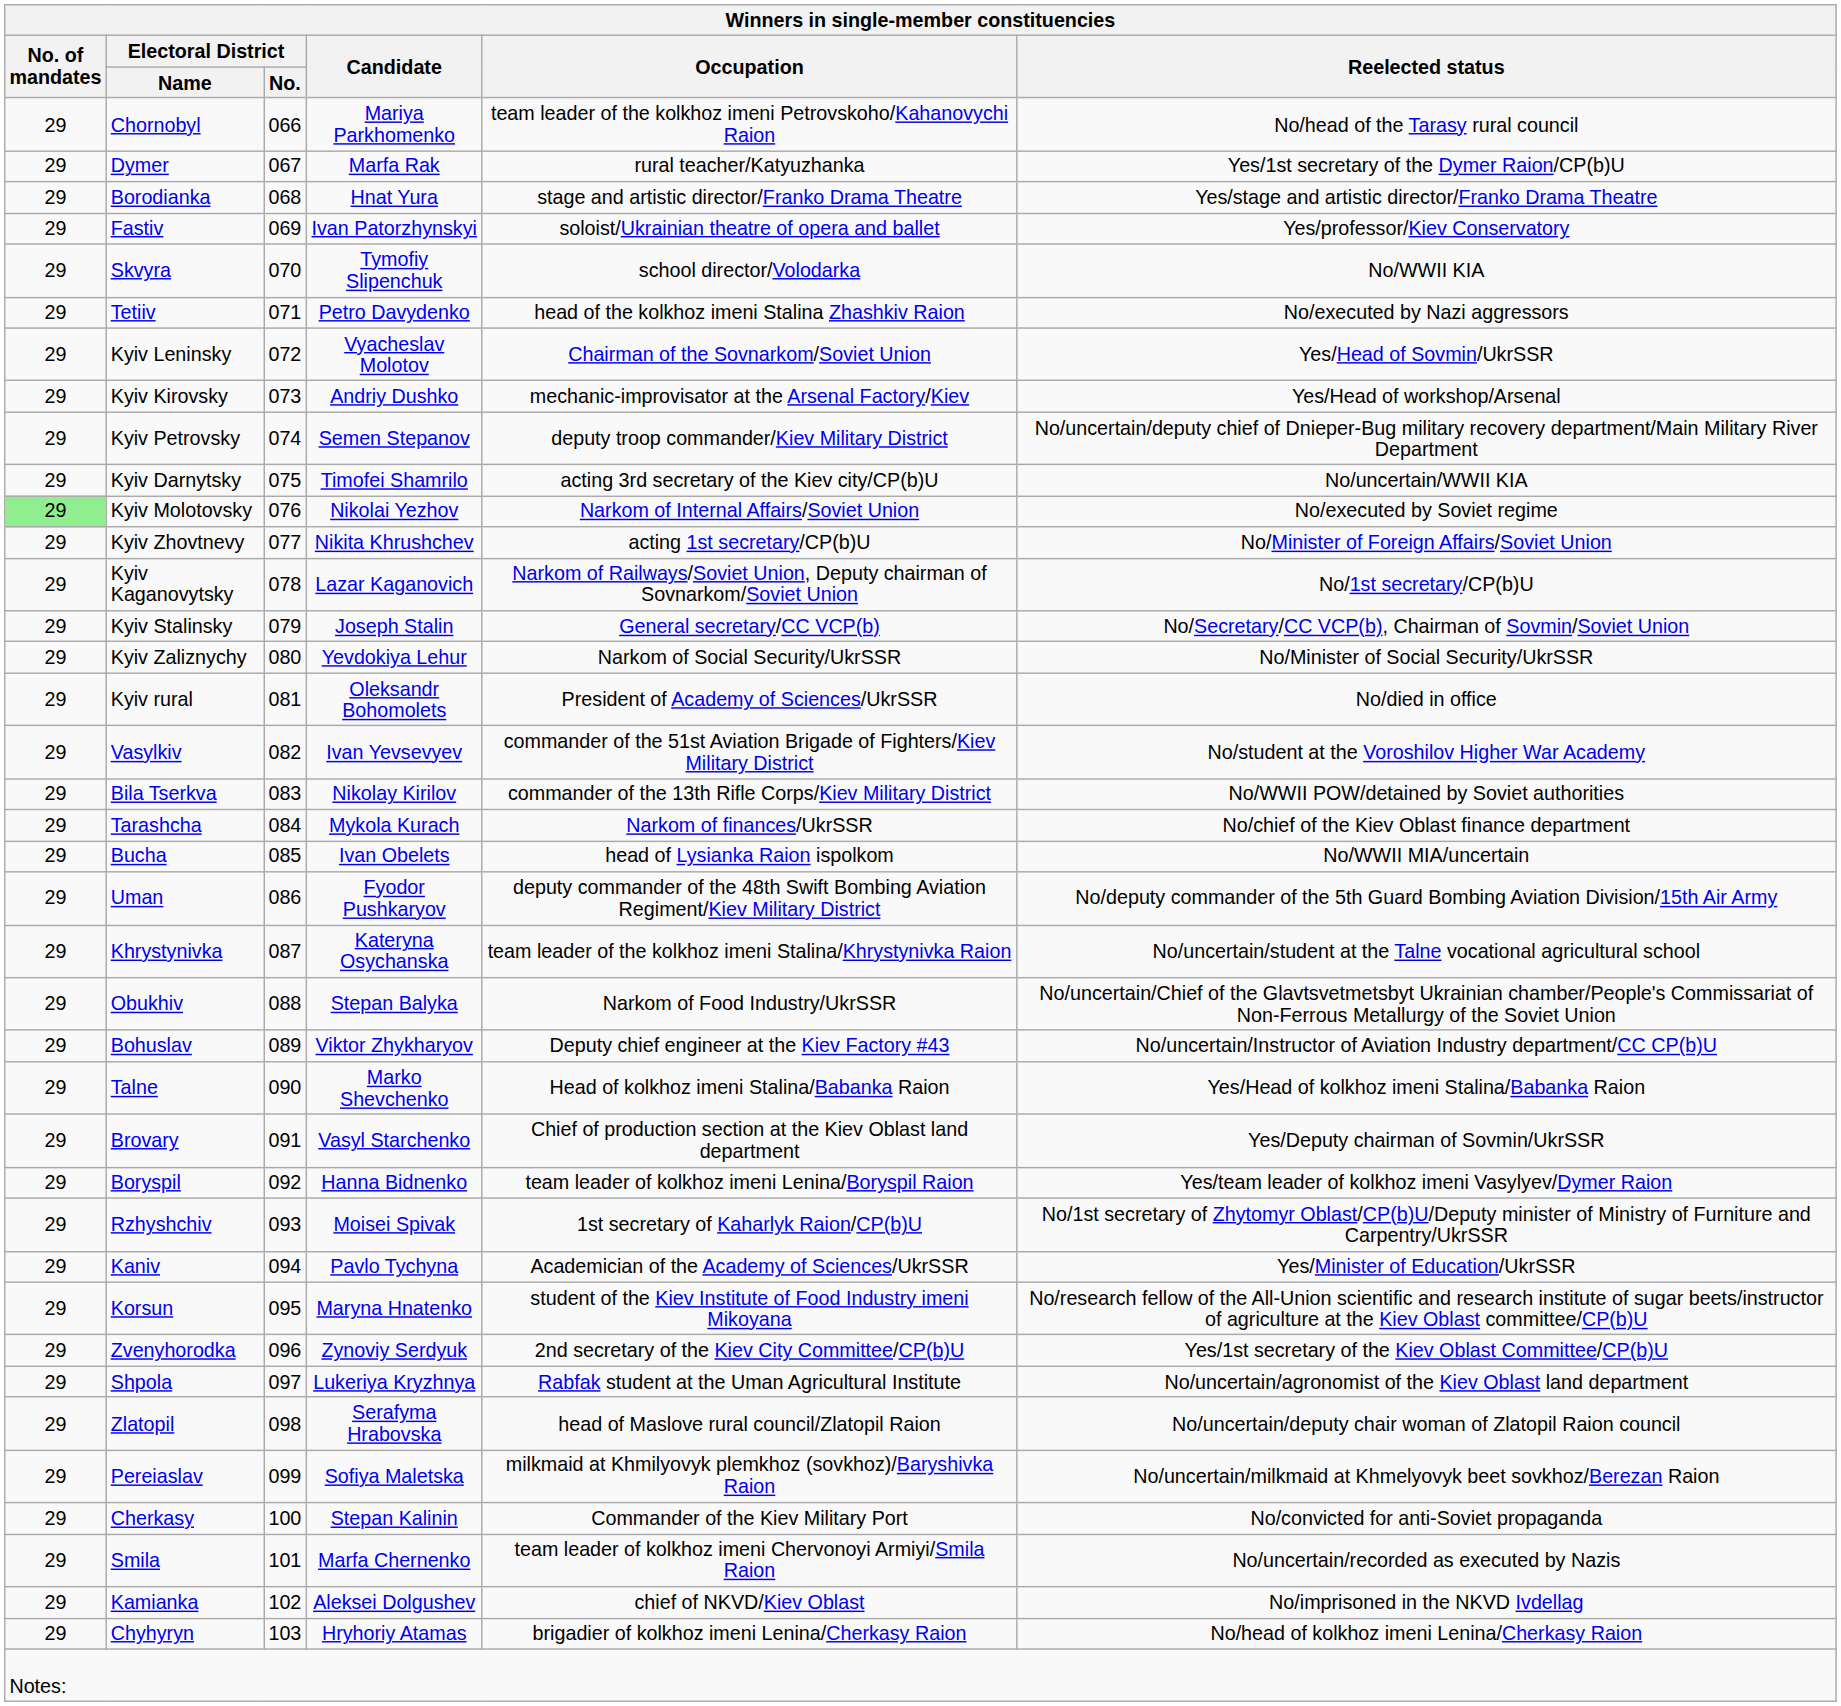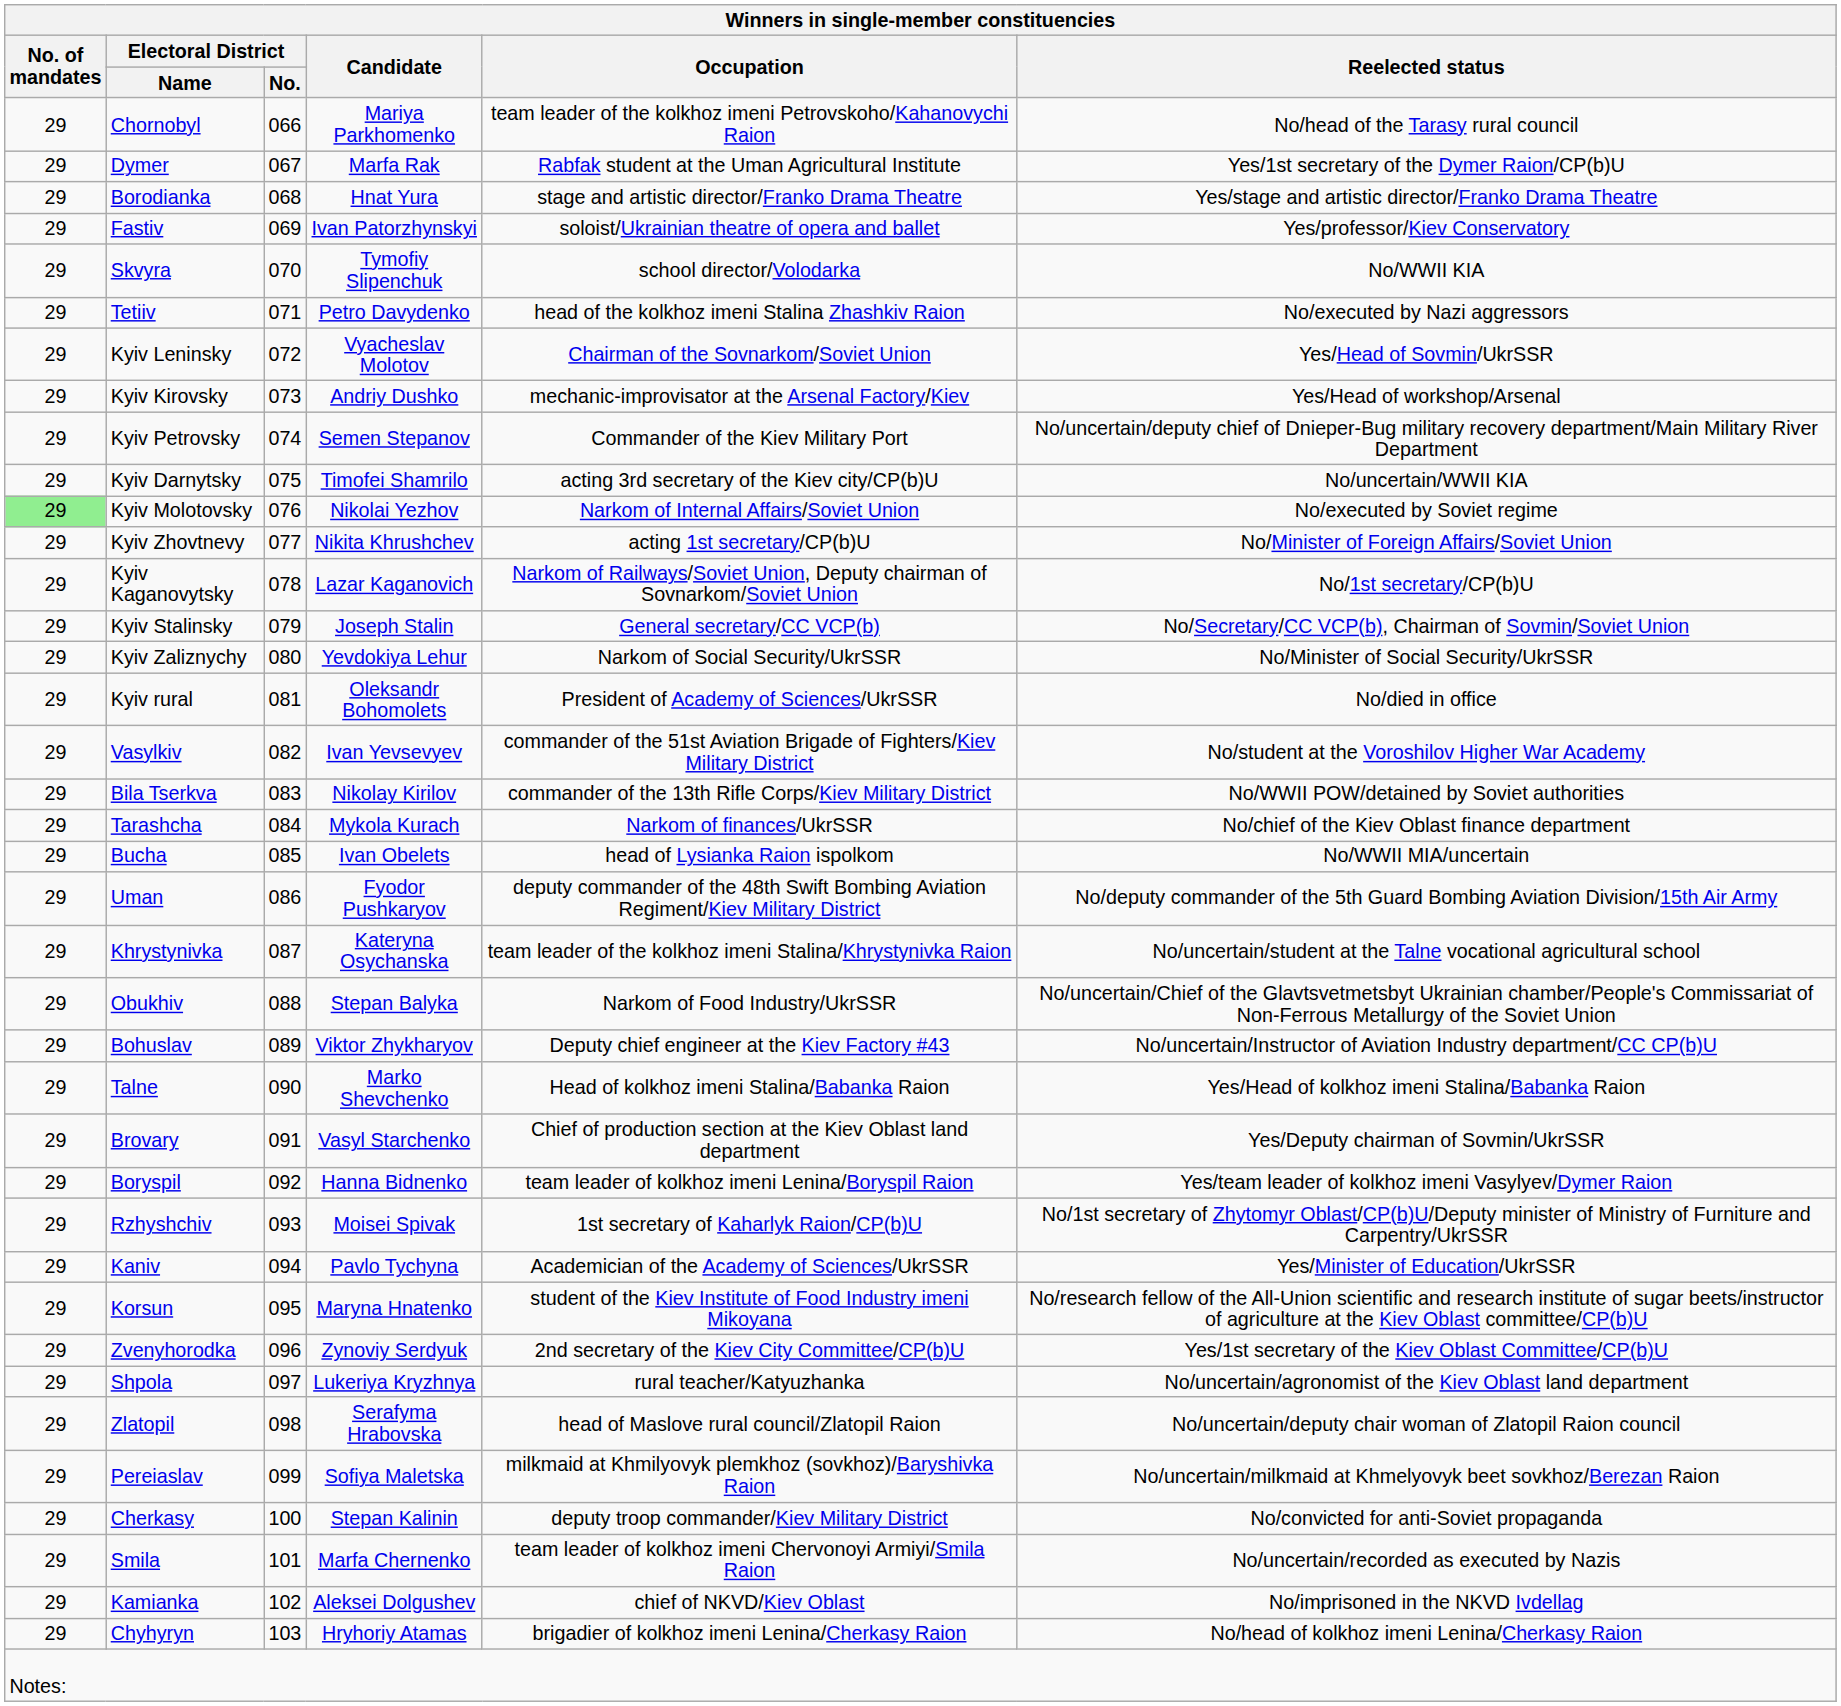(750, 166) rural teacher/Katyuzhanka -> (750, 166) Rabfak student at the Uman Agricultural Institute
(750, 438) deputy troop commander/Kiev Military District -> (750, 438) Commander of the Kiev Military Port
(750, 1381) Rabfak student at the Uman Agricultural Institute -> (750, 1381) rural teacher/Katyuzhanka
(750, 1518) Commander of the Kiev Military Port -> (750, 1518) deputy troop commander/Kiev Military District
